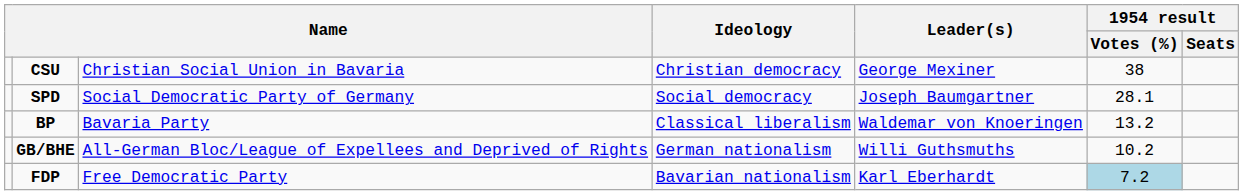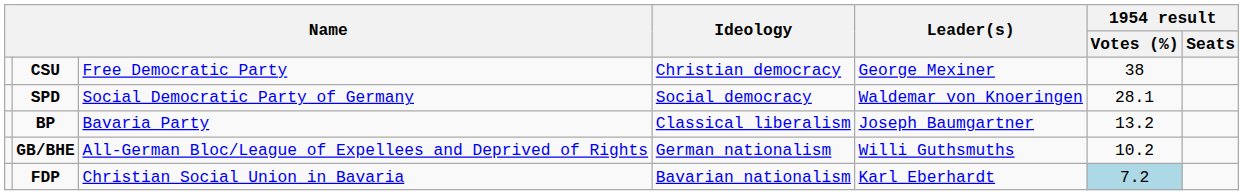(243, 71) Christian Social Union in Bavaria -> (185, 71) Free Democratic Party
(946, 97) Joseph Baumgartner -> (971, 97) Waldemar von Knoeringen
(971, 124) Waldemar von Knoeringen -> (946, 124) Joseph Baumgartner
(185, 177) Free Democratic Party -> (243, 177) Christian Social Union in Bavaria
